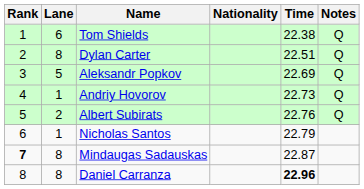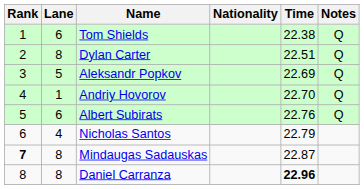(299, 94) 22.73 -> (299, 94) 22.70
(59, 114) 2 -> (59, 114) 6
(59, 134) 1 -> (59, 134) 4
